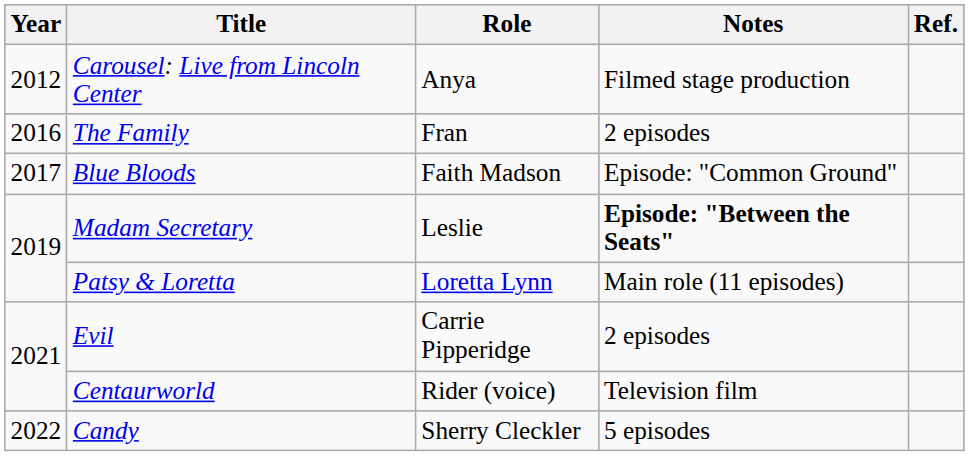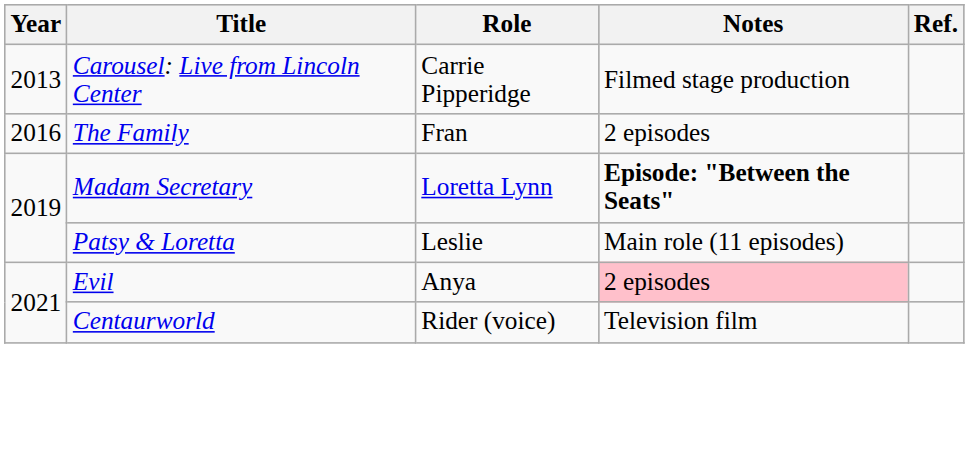(36, 78) 2012 -> (36, 78) 2013
(449, 78) Anya -> (476, 78) Carrie Pipperidge
- row: (134, 173)
(452, 227) Leslie -> (487, 187) Loretta Lynn
(487, 281) Loretta Lynn -> (452, 241) Leslie
(476, 336) Carrie Pipperidge -> (449, 281) Anya
(657, 336) no background -> (657, 281) pink background
- row: (106, 430)
